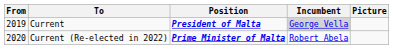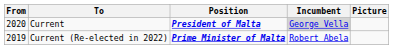(16, 24) 2019 -> (16, 24) 2020
(16, 38) 2020 -> (16, 38) 2019
